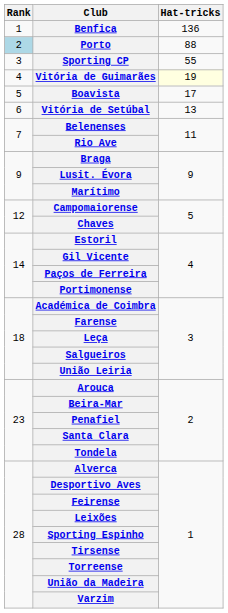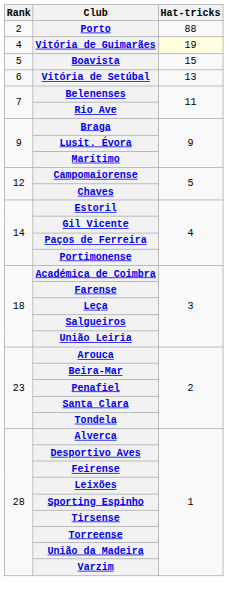- row: (96, 29)
(19, 45) lightblue background -> (19, 29) no background
- row: (96, 61)
(191, 94) 17 -> (191, 61) 15
